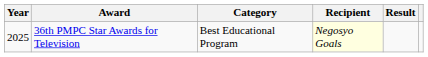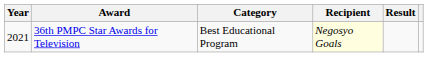(18, 36) 2025 -> (18, 36) 2021
